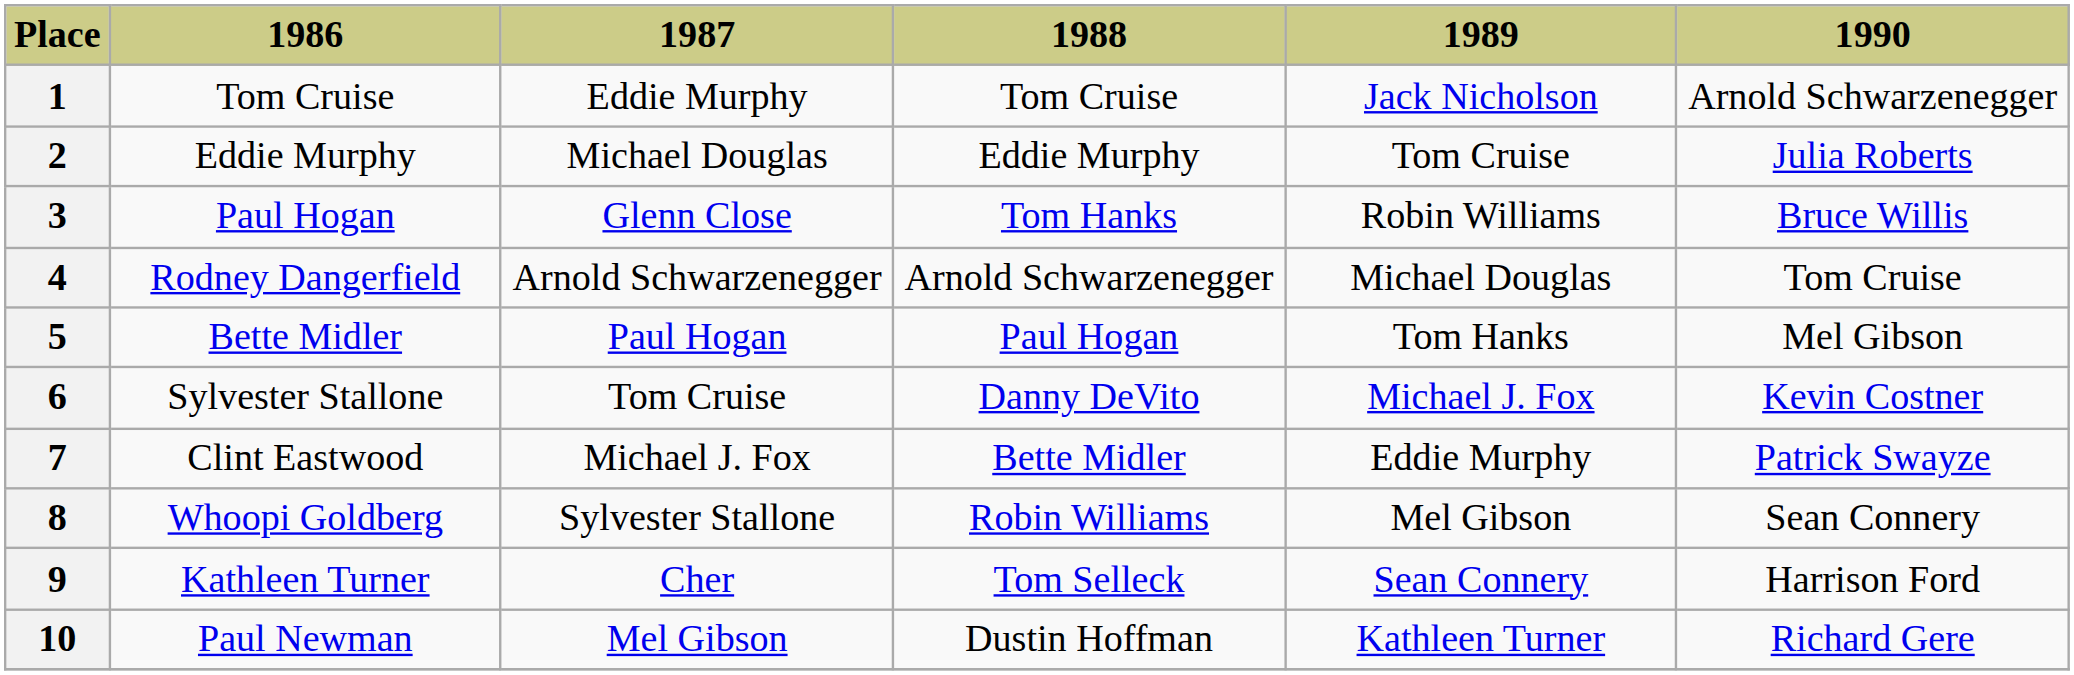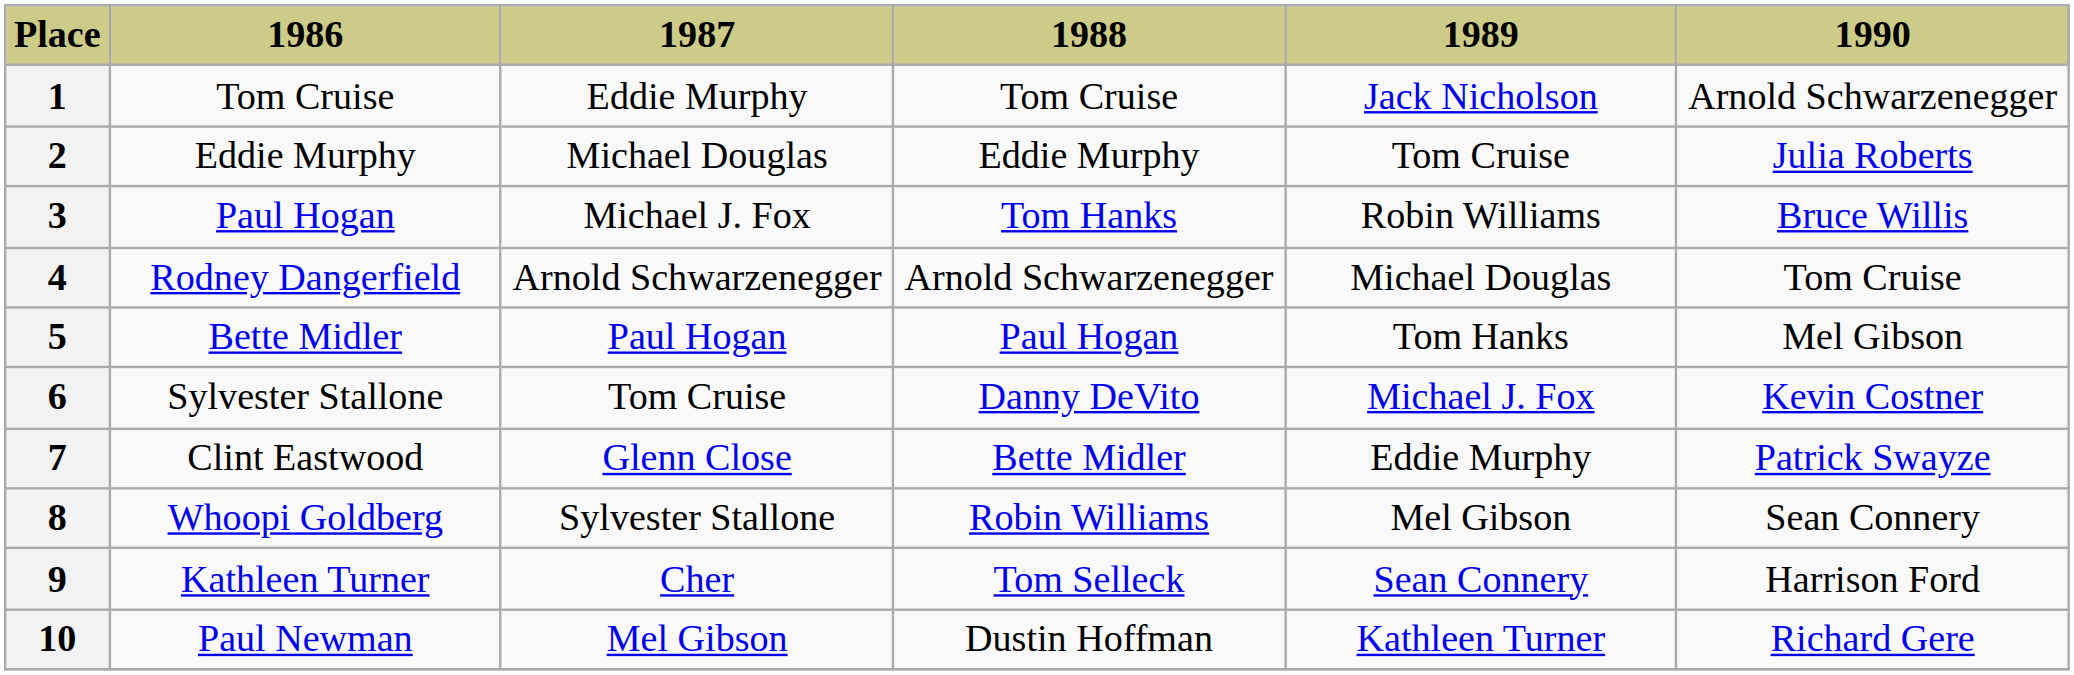(697, 215) Glenn Close -> (697, 215) Michael J. Fox
(697, 457) Michael J. Fox -> (697, 457) Glenn Close
